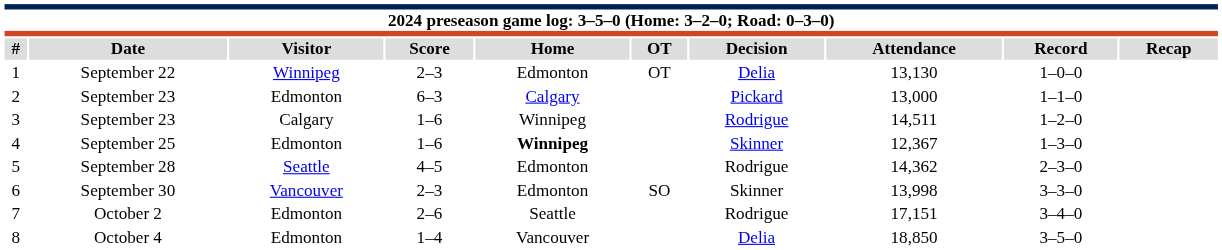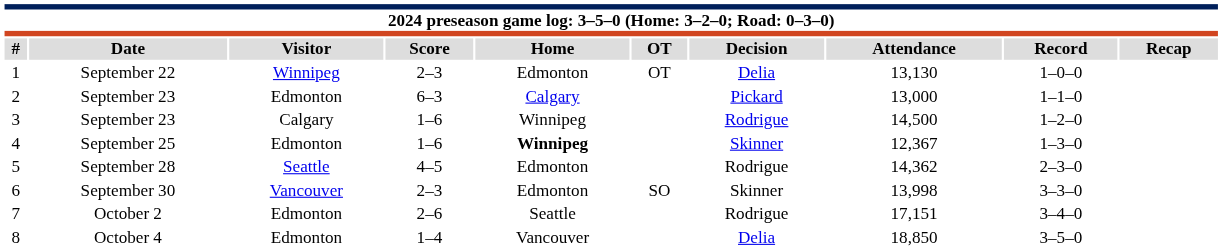(914, 119) 14,511 -> (914, 119) 14,500
